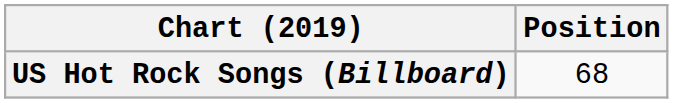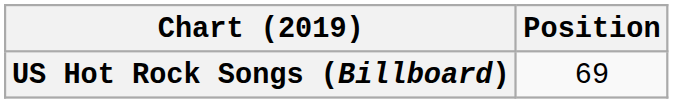(592, 75) 68 -> (592, 75) 69
